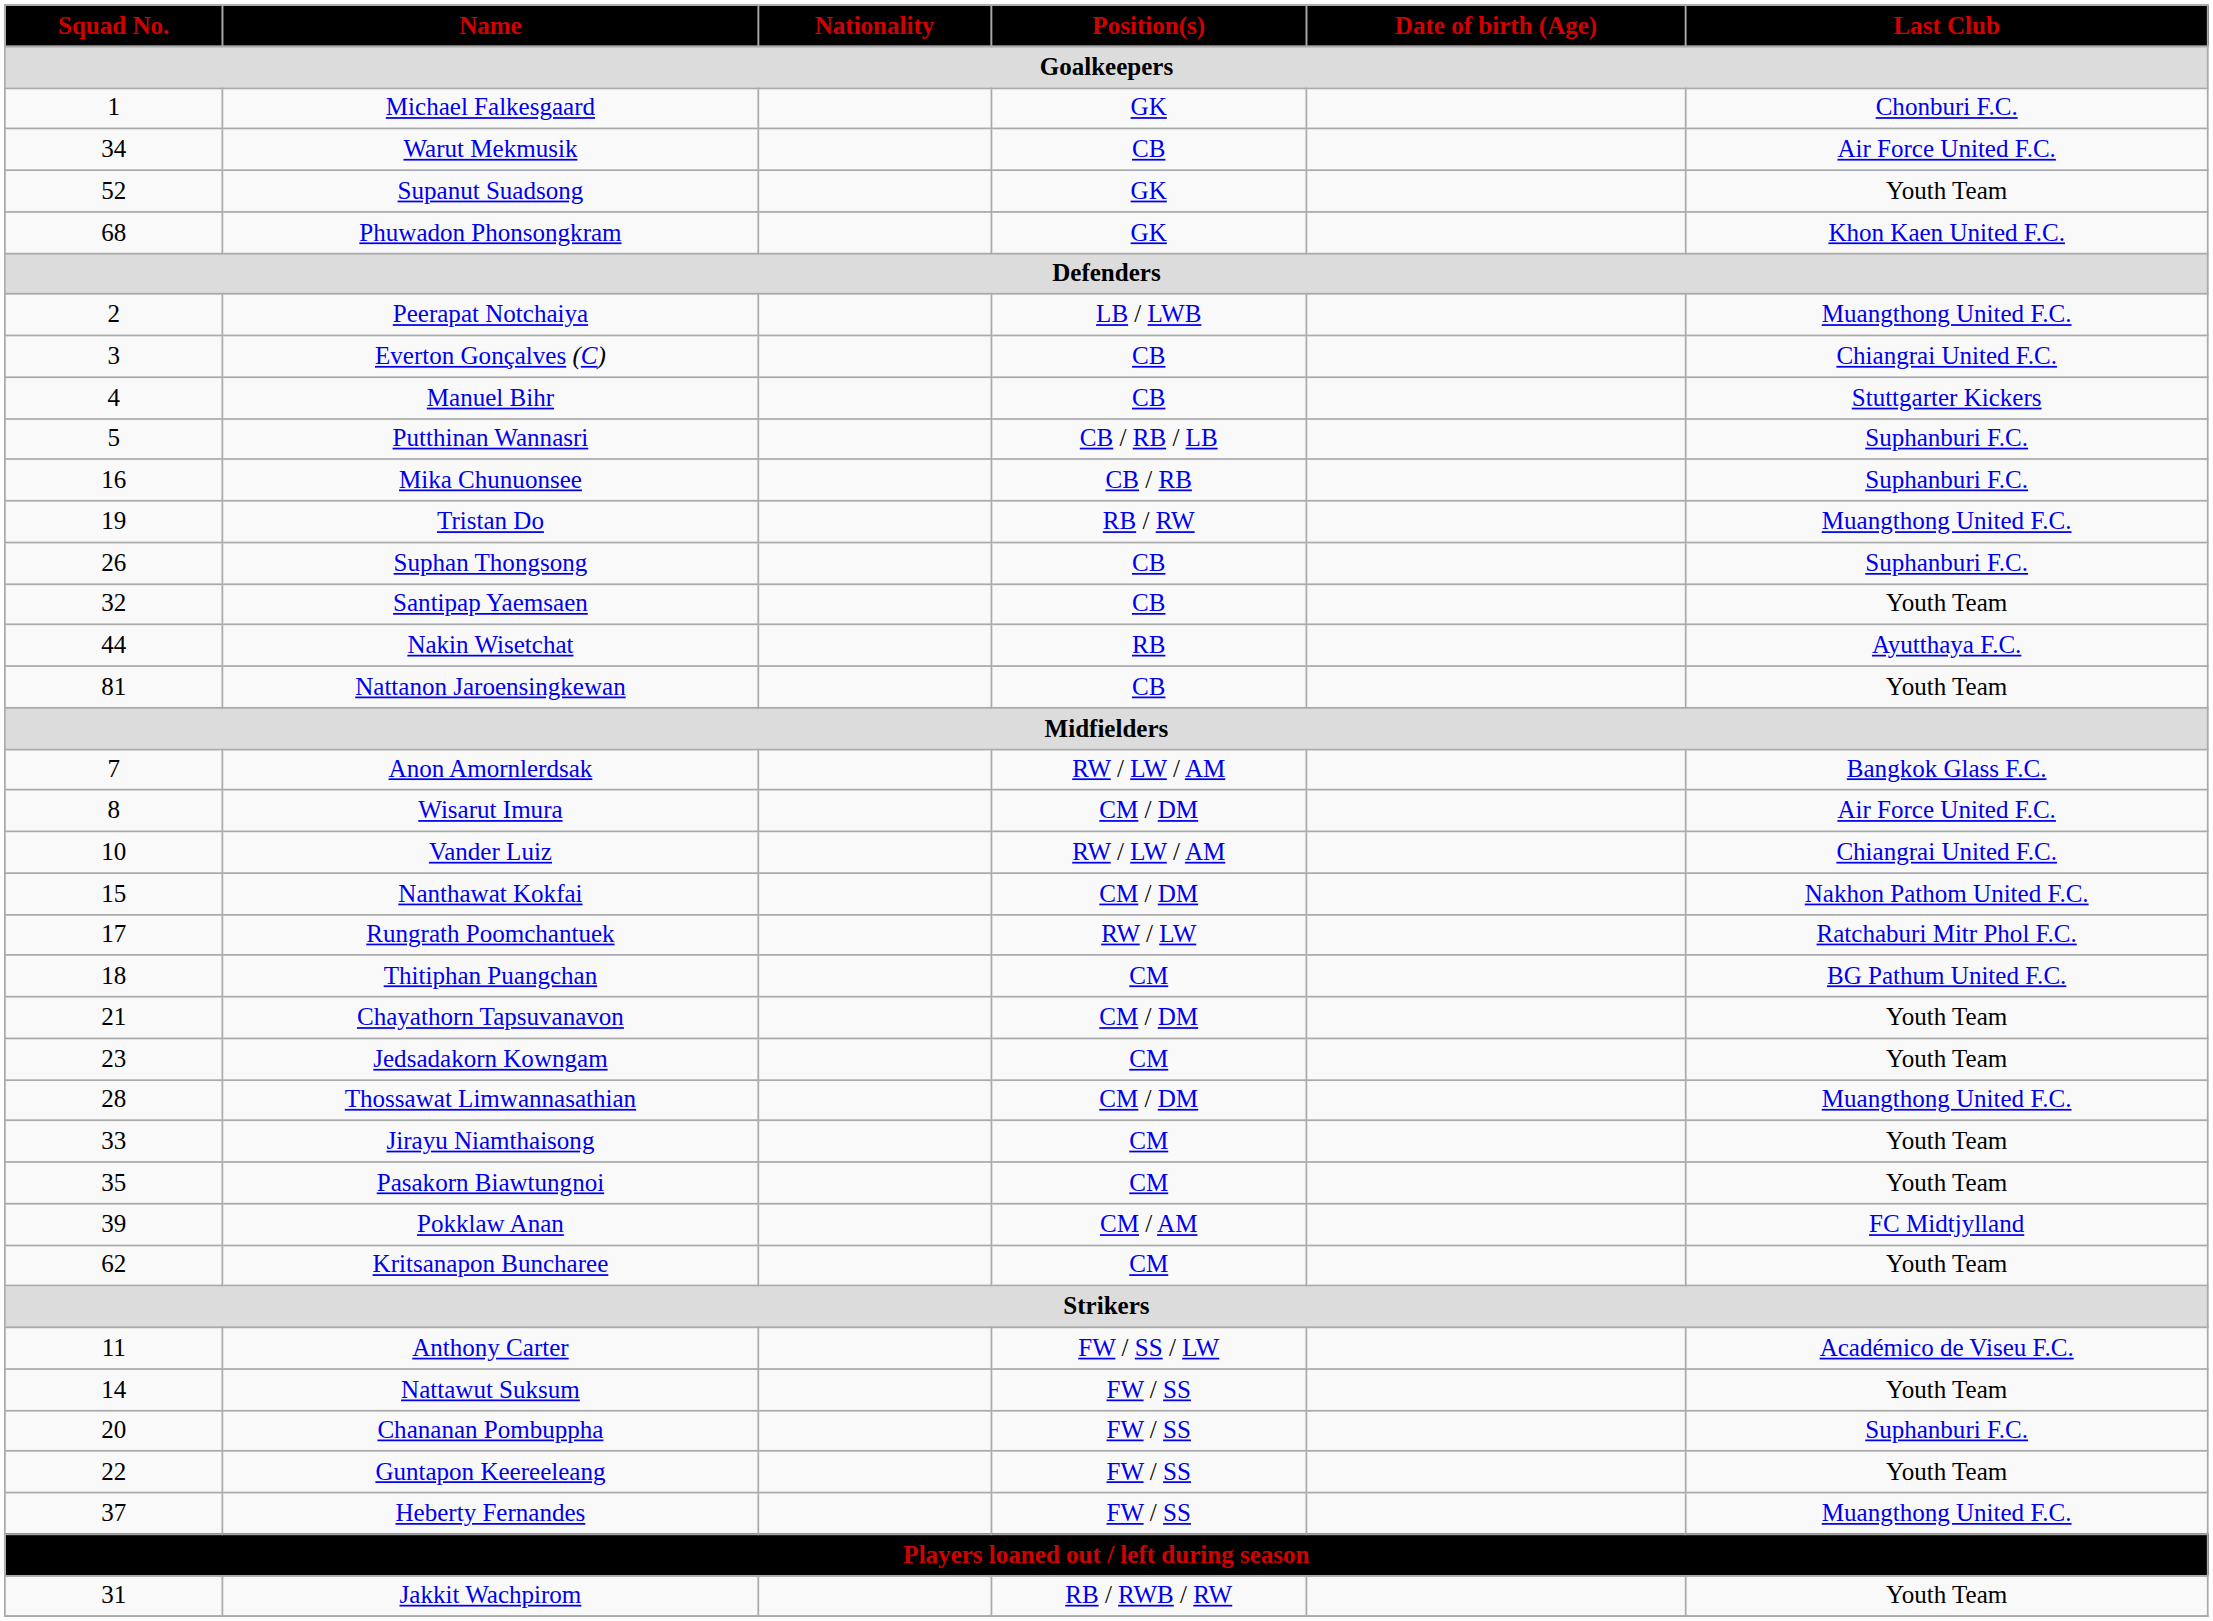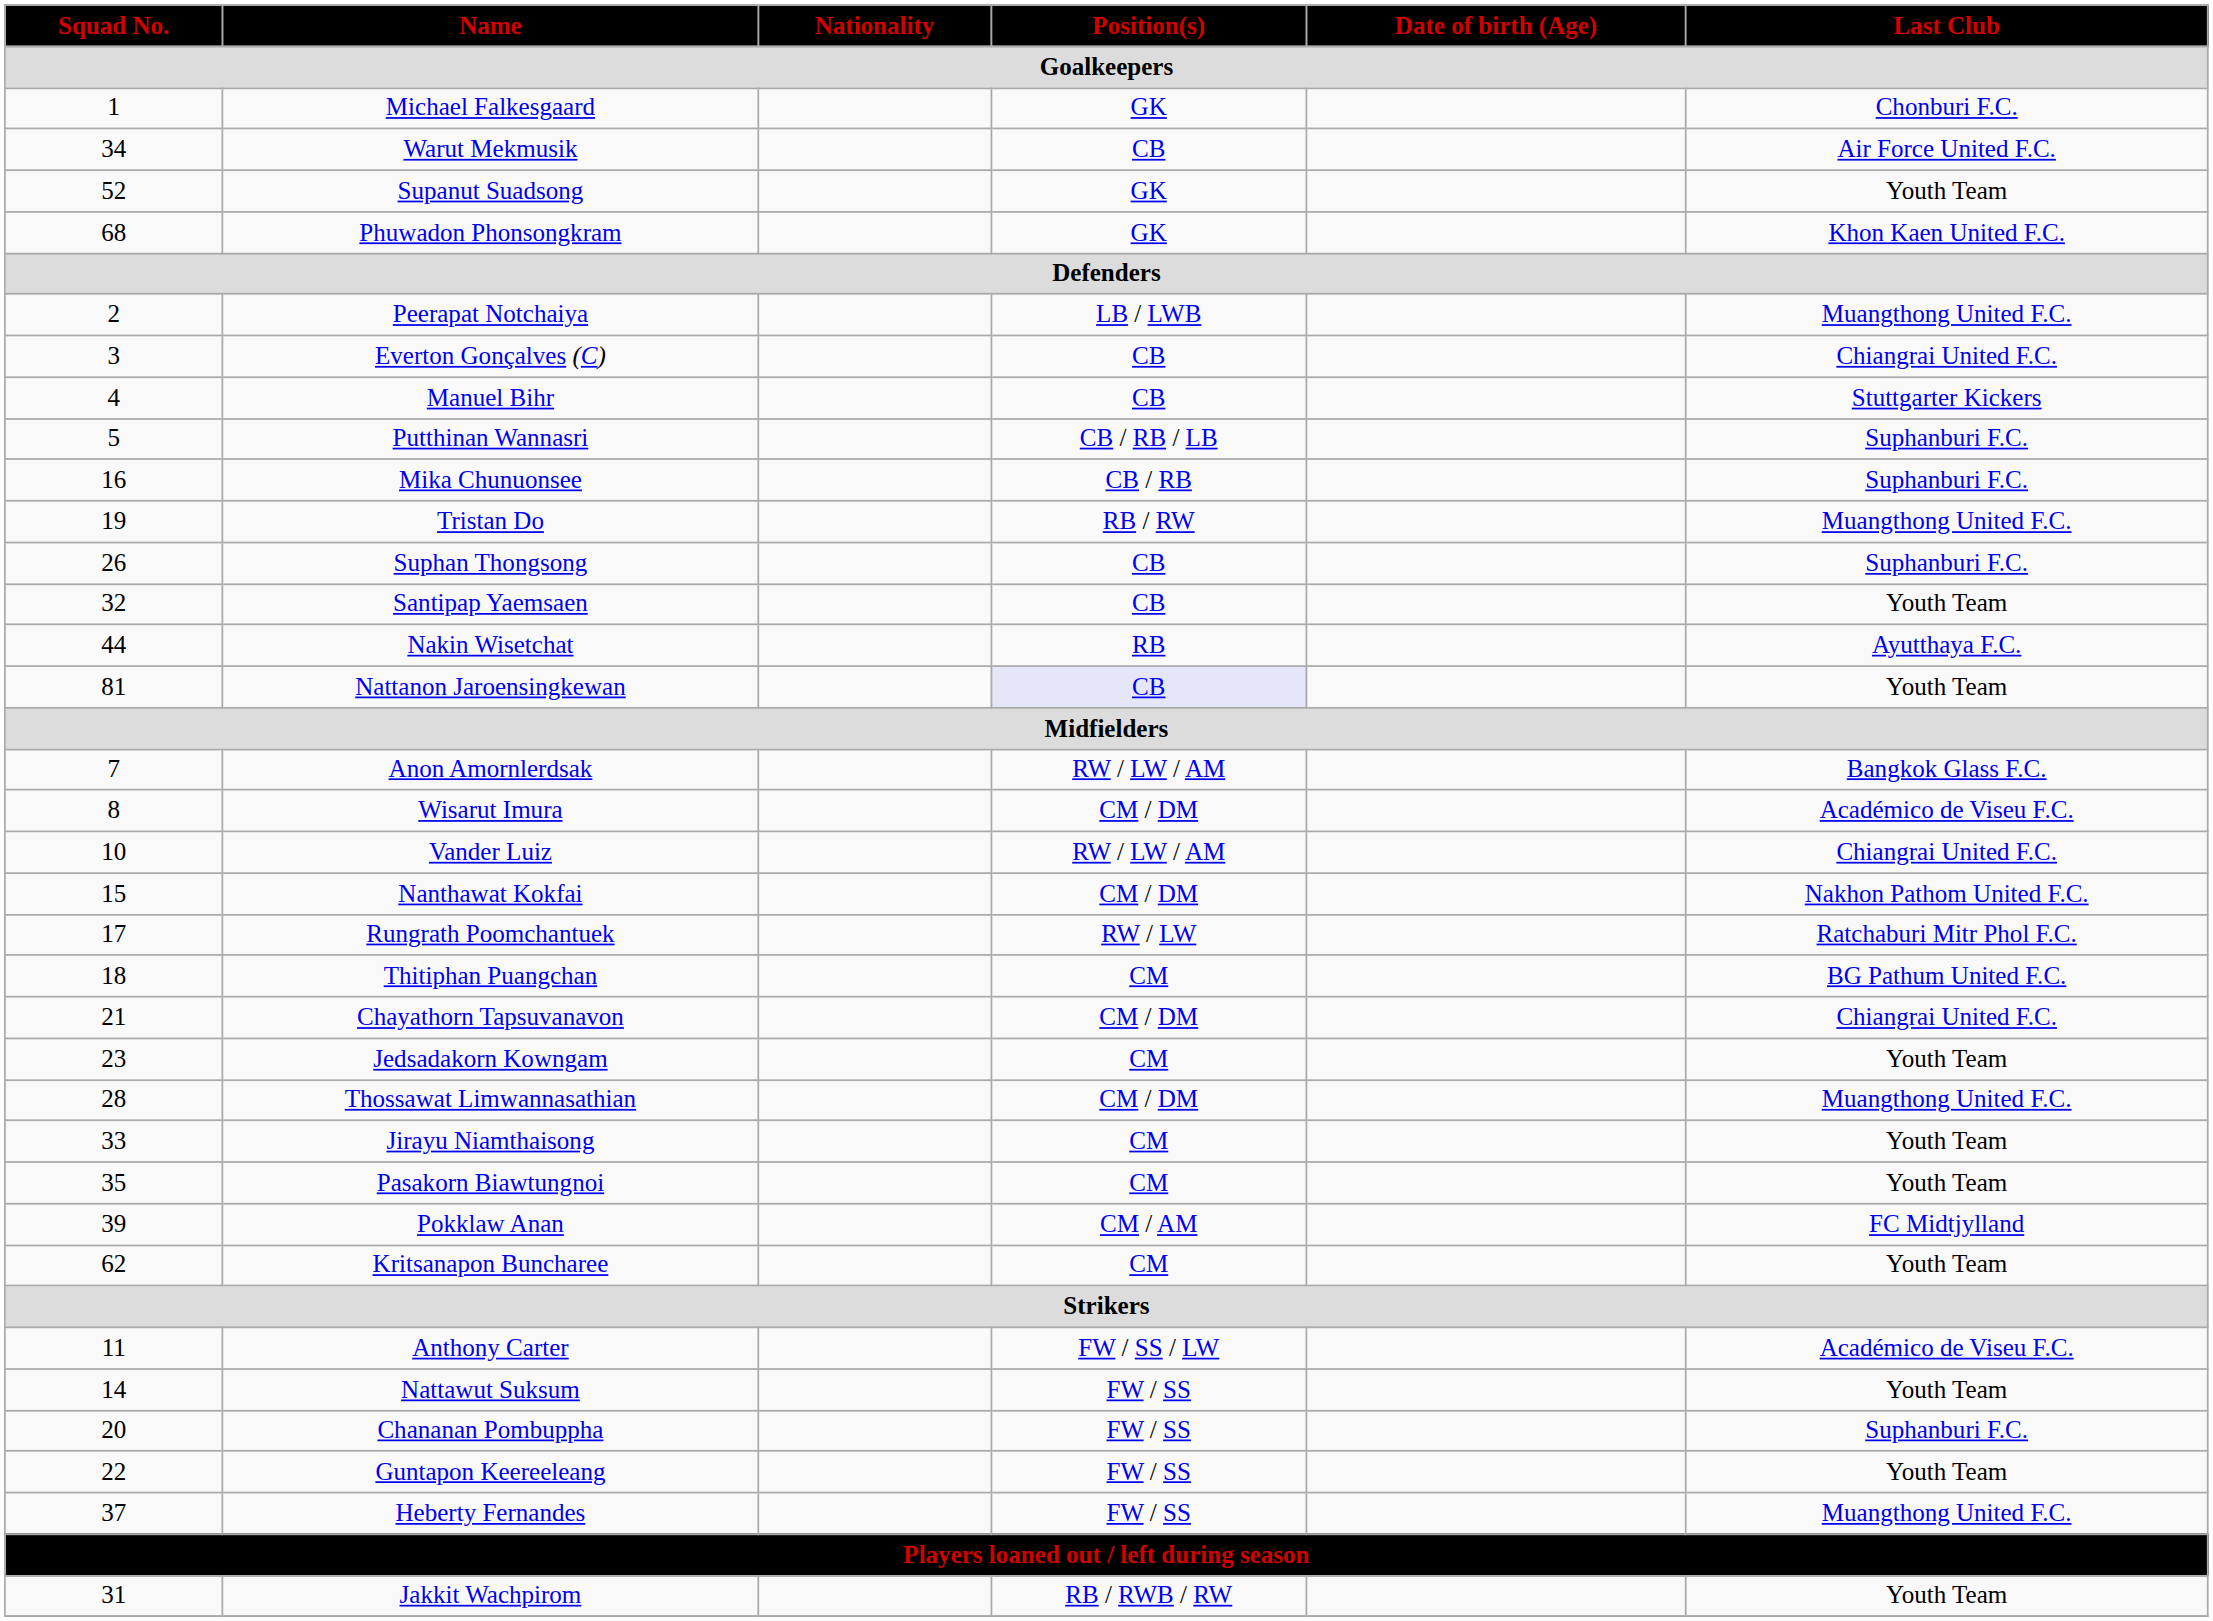(1149, 686) no background -> (1149, 686) lavender background
(1947, 810) Air Force United F.C. -> (1947, 810) Académico de Viseu F.C.
(1947, 1017) Youth Team -> (1947, 1017) Chiangrai United F.C.
